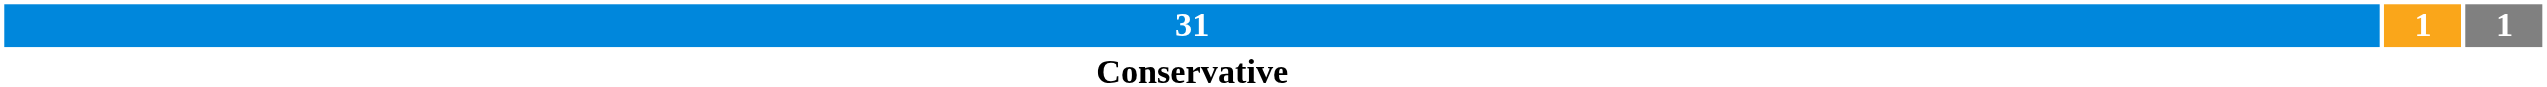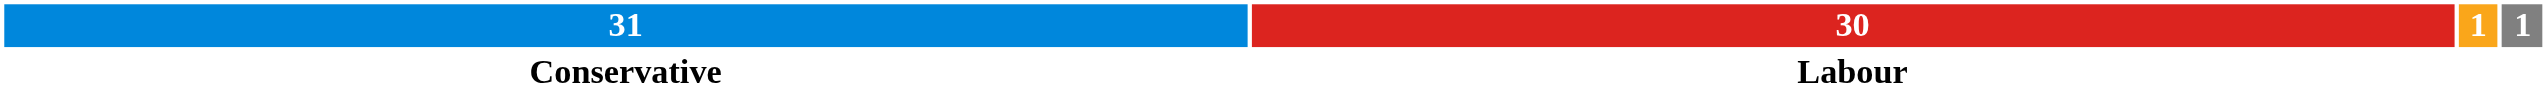+ column: (1853, 25)
